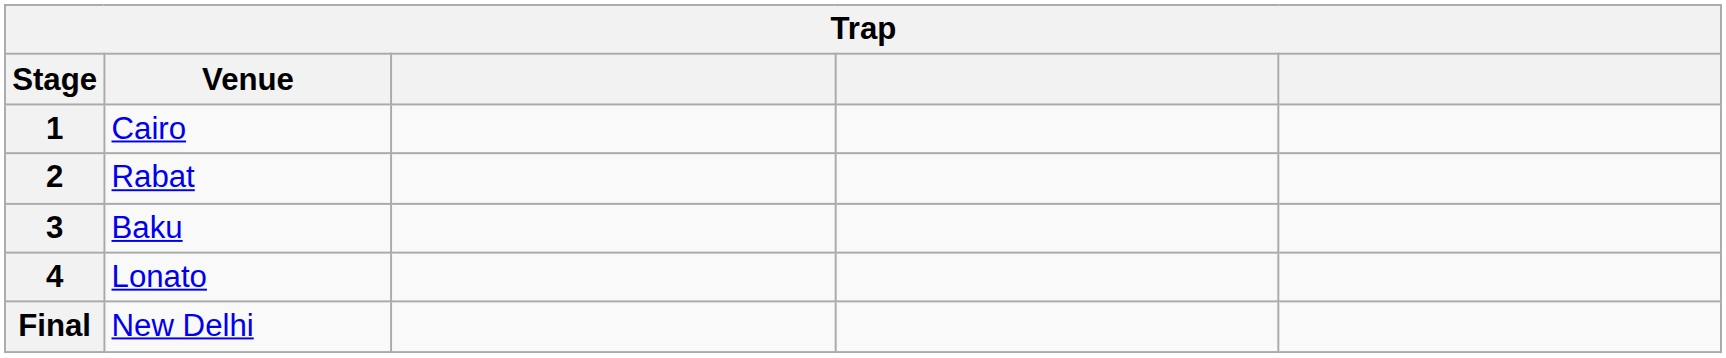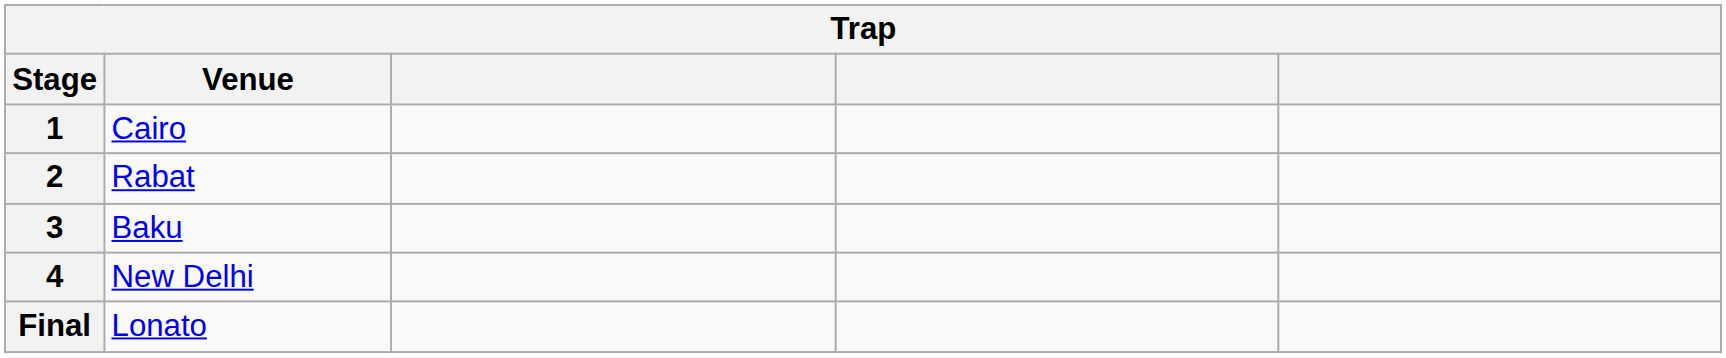(159, 276) Lonato -> (183, 276) New Delhi
(183, 326) New Delhi -> (159, 326) Lonato
